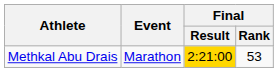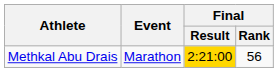(254, 57) 53 -> (254, 57) 56
